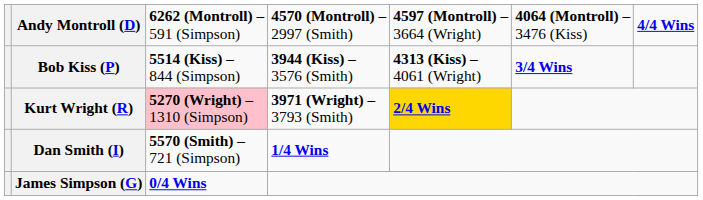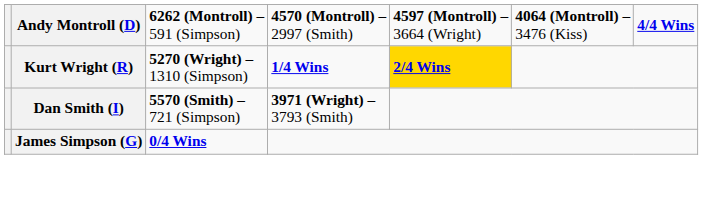- row: (79, 66)
(201, 108) pink background -> (201, 66) no background
(323, 108) 3971 (Wright) – 3793 (Smith) -> (300, 66) 1/4 Wins
(300, 150) 1/4 Wins -> (323, 108) 3971 (Wright) – 3793 (Smith)
